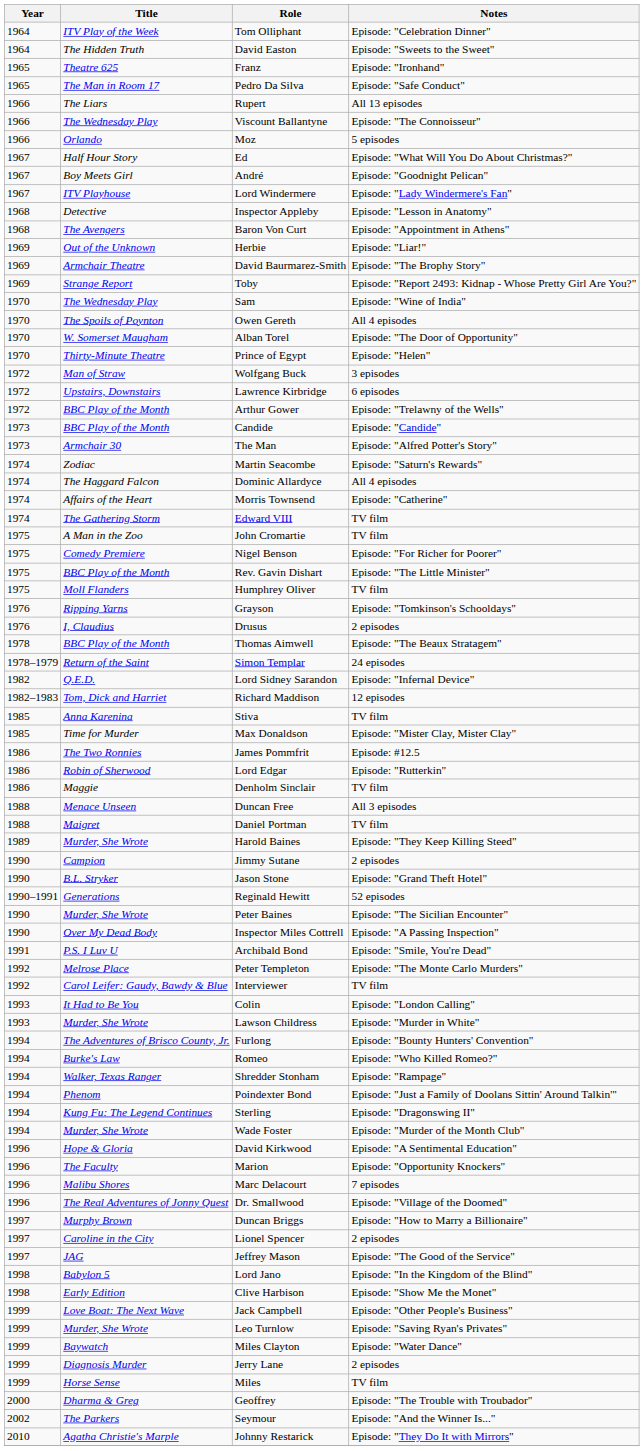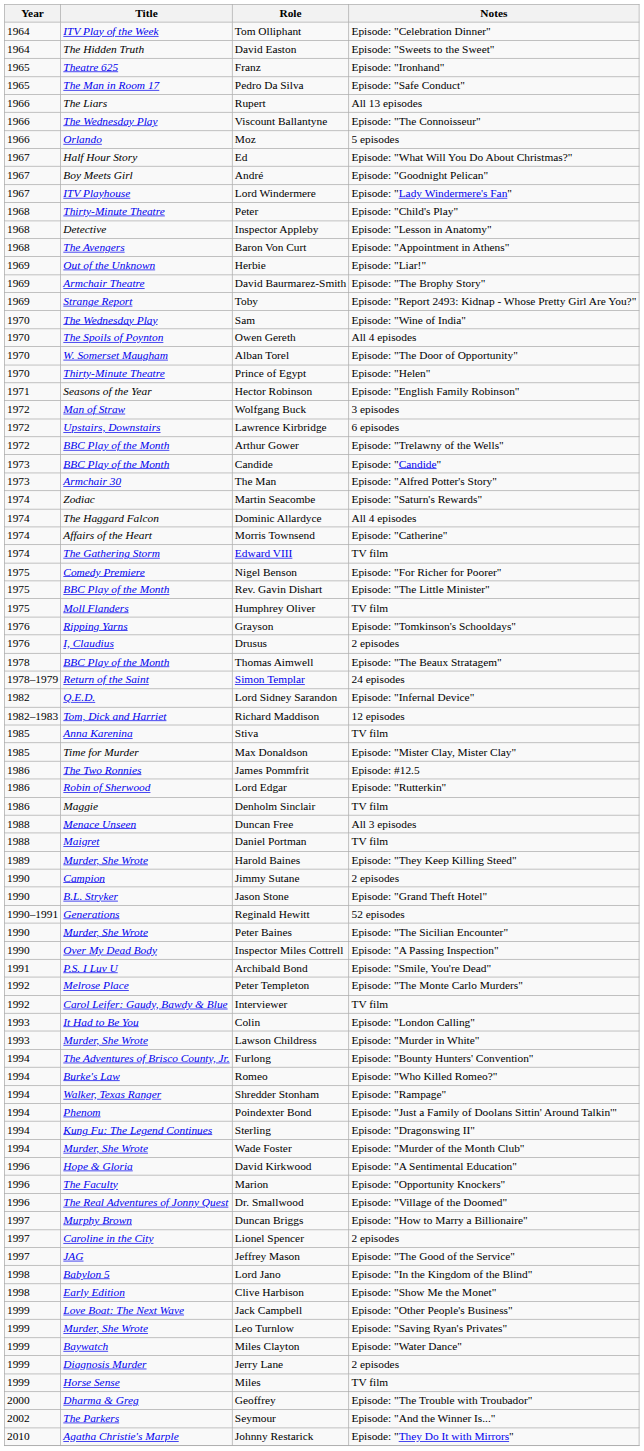+ row: (247, 211)
+ row: (274, 391)
- row: (270, 535)
- row: (271, 1184)
